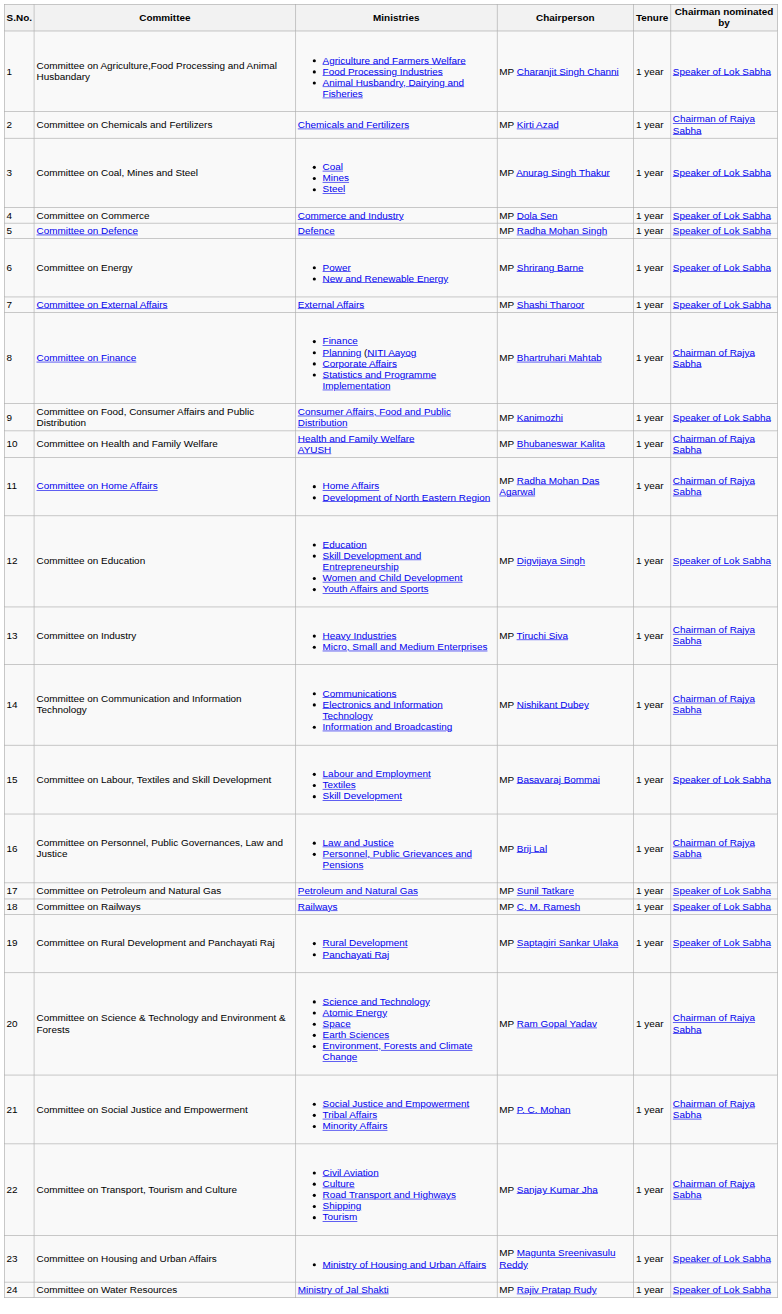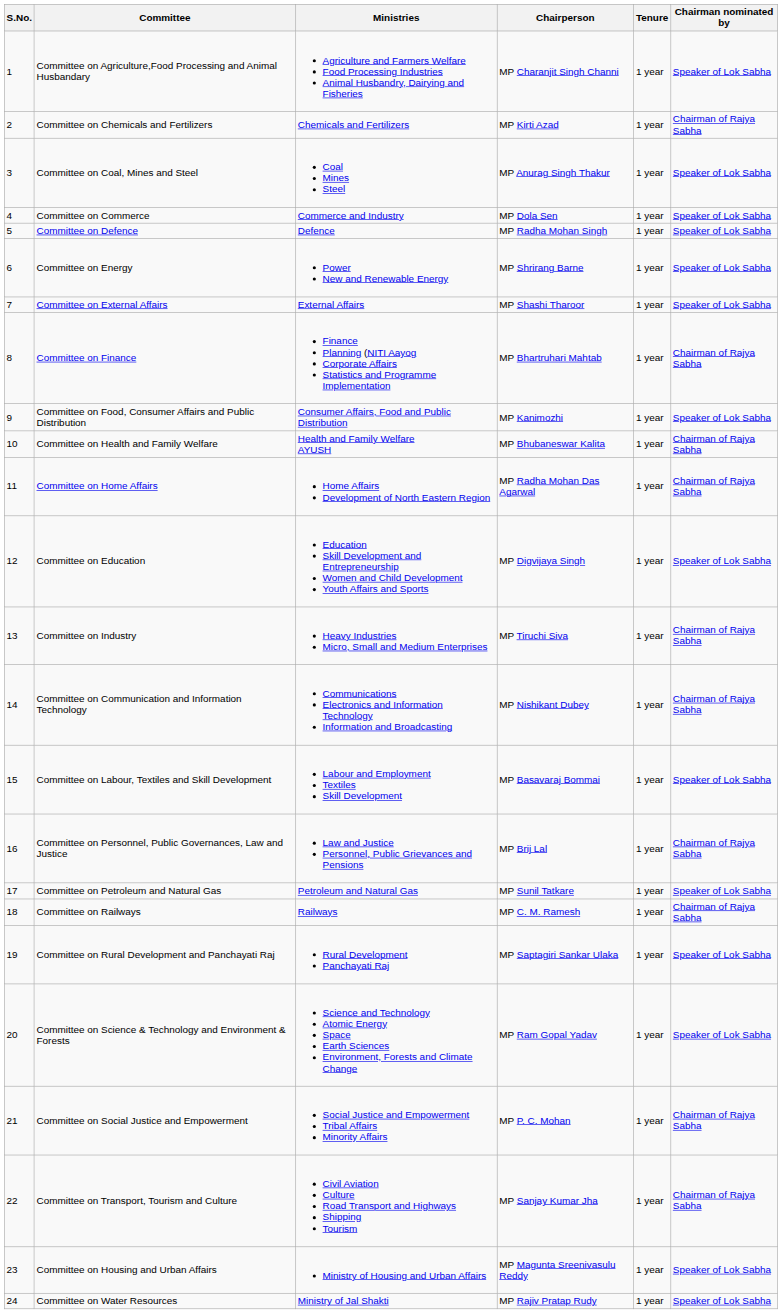(722, 906) Speaker of Lok Sabha -> (714, 912) Chairman of Rajya Sabha
(714, 1023) Chairman of Rajya Sabha -> (722, 1035) Speaker of Lok Sabha
